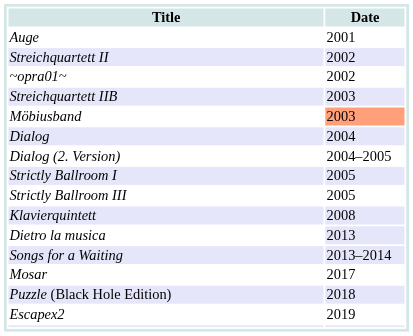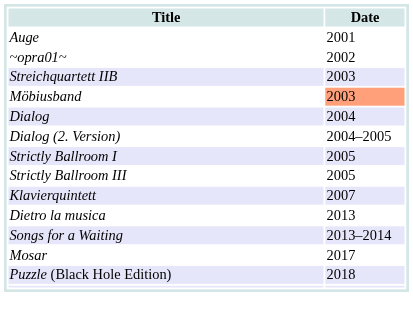- row: (59, 57)
(341, 215) 2008 -> (341, 195) 2007
(341, 235) lavender background -> (341, 215) no background
- row: (37, 314)
